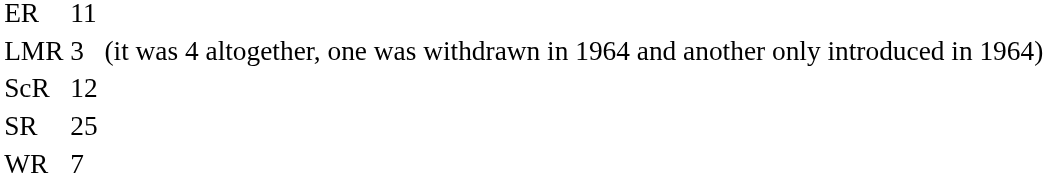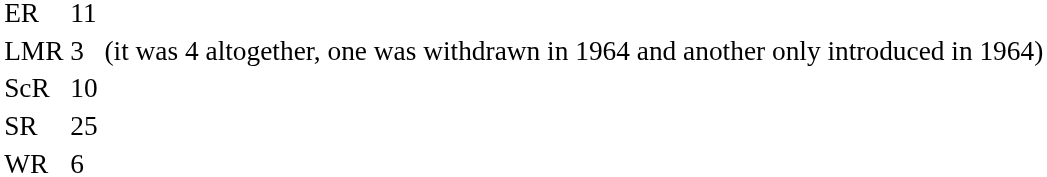(84, 88) 12 -> (84, 88) 10
(77, 163) 7 -> (77, 163) 6
